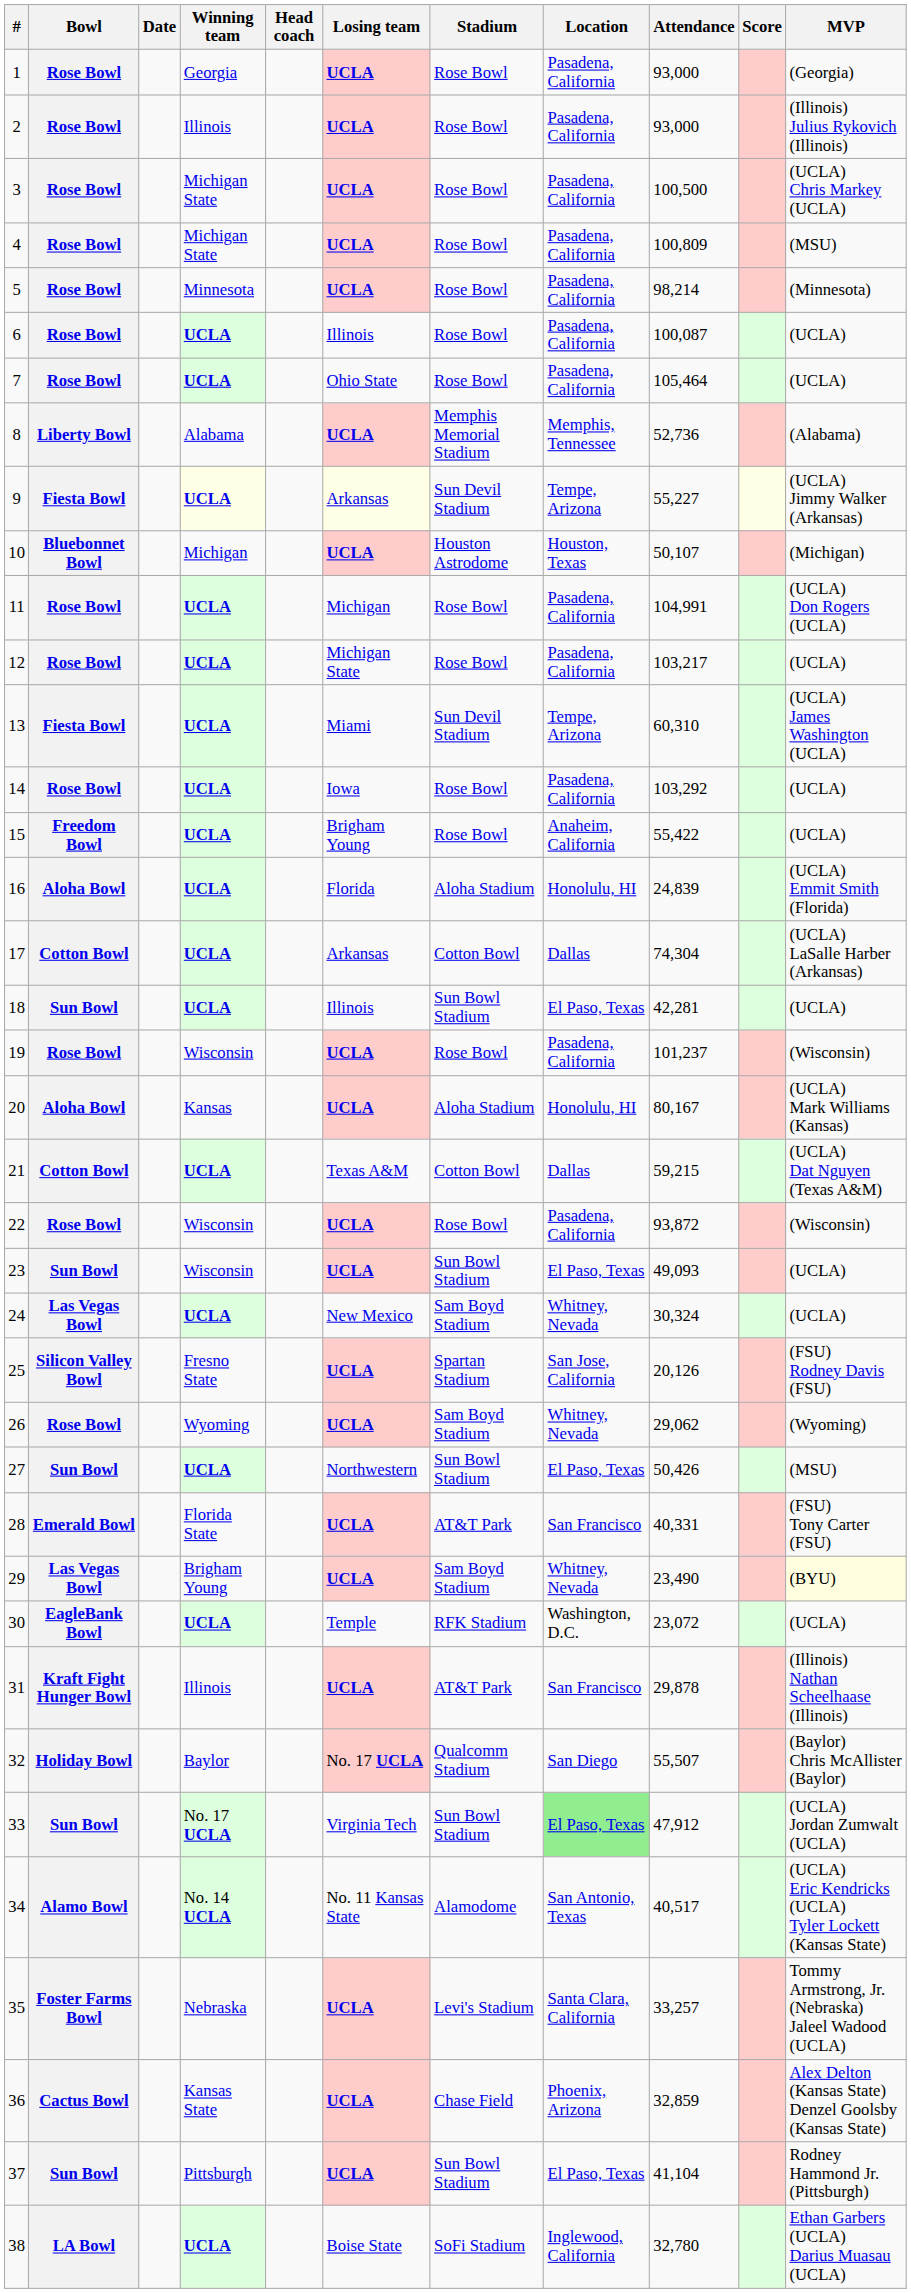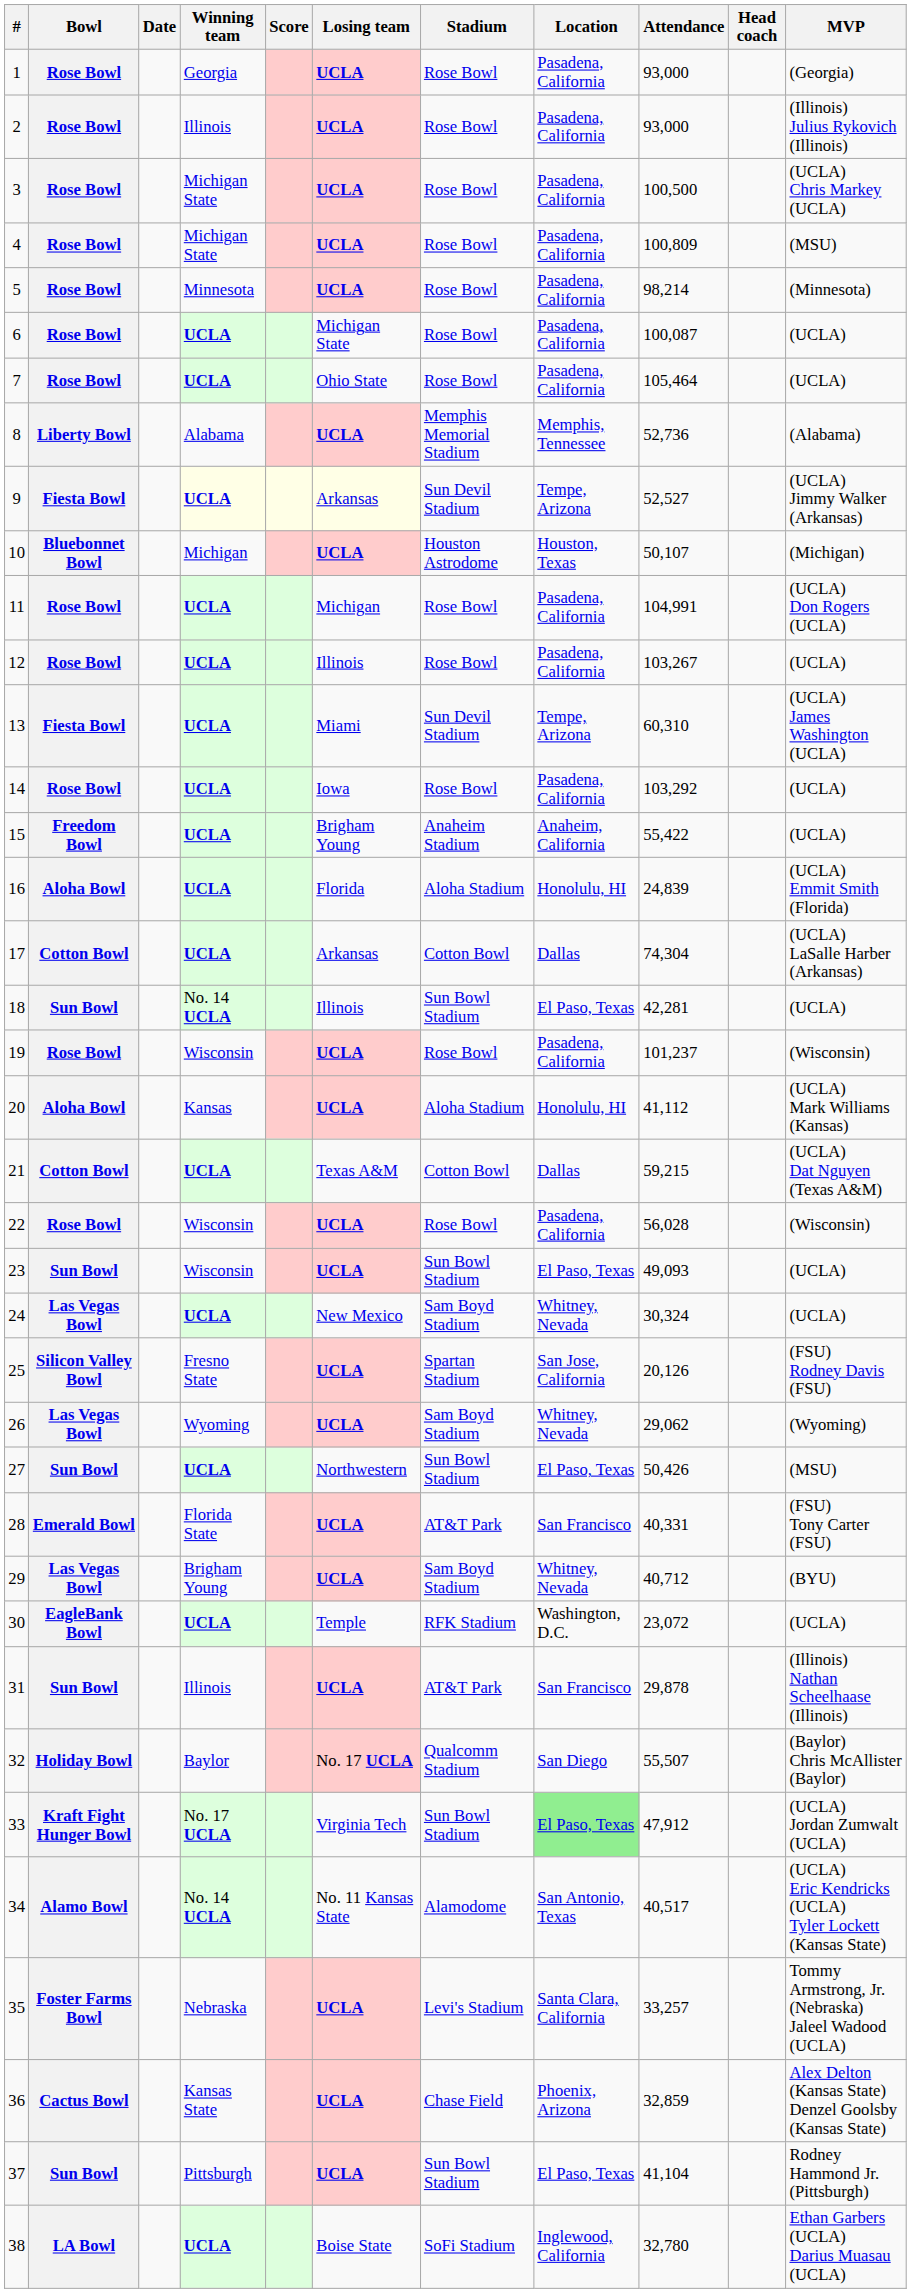columns swapped: (762, 27) <-> (294, 27)
(350, 335) Illinois -> (348, 335) Michigan State
(676, 498) 55,227 -> (666, 498) 52,527
(358, 661) Michigan State -> (340, 661) Illinois
(680, 661) 103,217 -> (670, 661) 103,267
(471, 834) Rose Bowl -> (454, 834) Anaheim Stadium
(207, 1007) UCLA -> (207, 1007) No. 14 UCLA
(676, 1107) 80,167 -> (666, 1107) 41,112
(676, 1225) 93,872 -> (666, 1225) 56,028
(84, 1424) Rose Bowl -> (84, 1424) Las Vegas Bowl
(676, 1578) 23,490 -> (666, 1578) 40,712
(813, 1578) lightyellow background -> (813, 1578) no background
(84, 1687) Kraft Fight Hunger Bowl -> (84, 1687) Sun Bowl
(84, 1824) Sun Bowl -> (84, 1824) Kraft Fight Hunger Bowl
